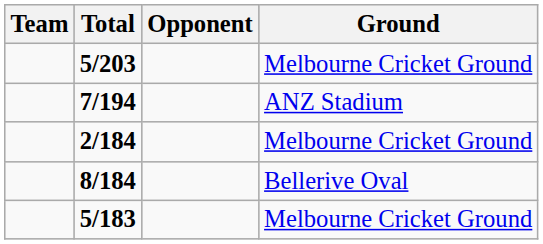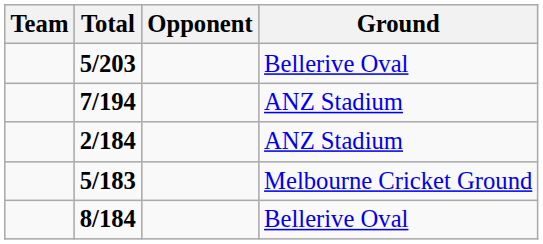(398, 63) Melbourne Cricket Ground -> (336, 63) Bellerive Oval
(398, 141) Melbourne Cricket Ground -> (334, 141) ANZ Stadium
rows swapped: (108, 180) <-> (108, 219)
